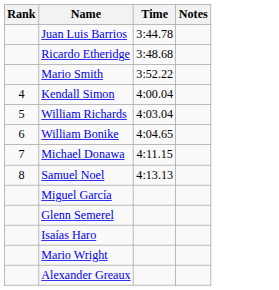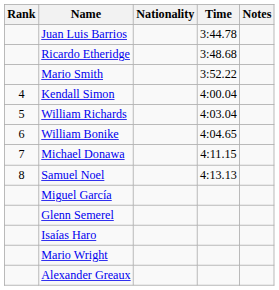+ column: (165, 14)
